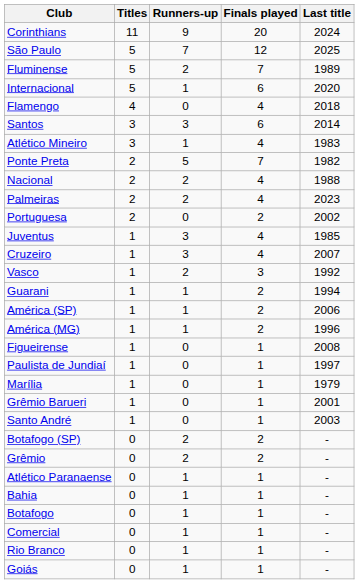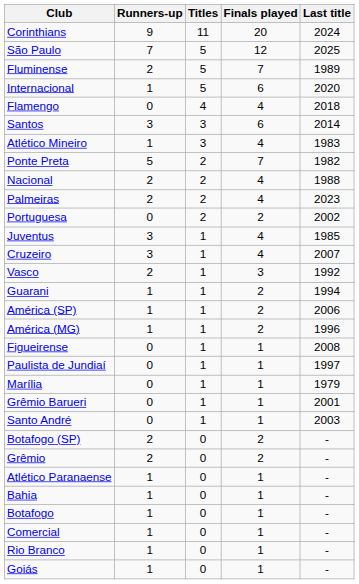columns swapped: (132, 13) <-> (185, 13)
